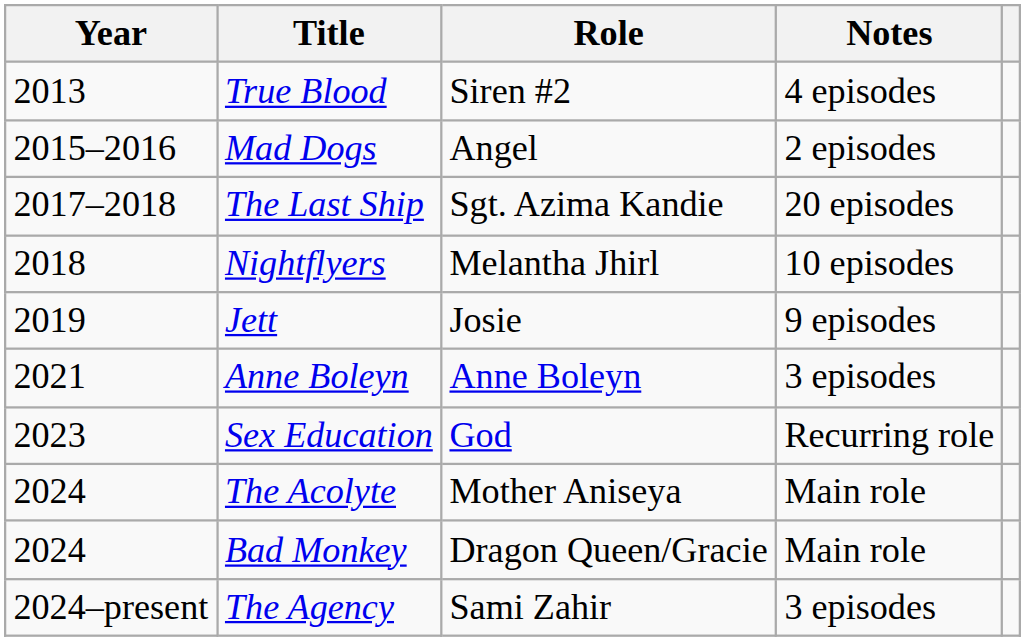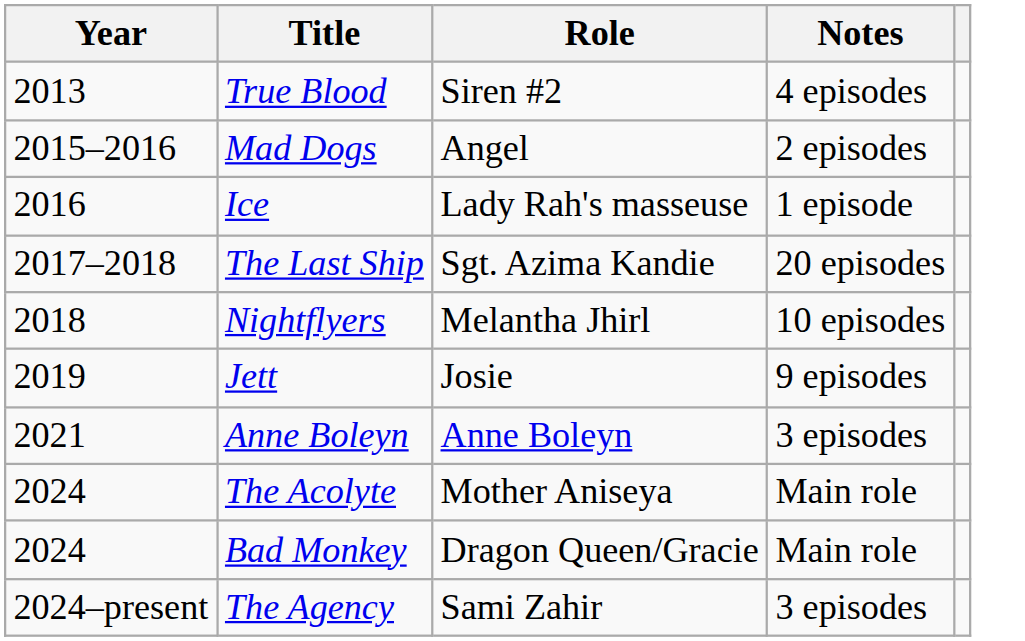+ row: (247, 205)
- row: (329, 434)
